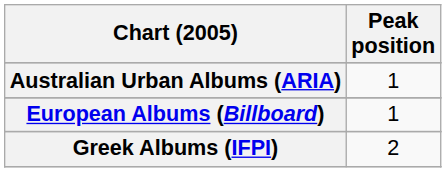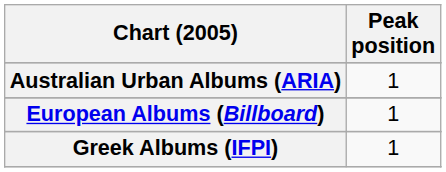(393, 148) 2 -> (393, 148) 1
